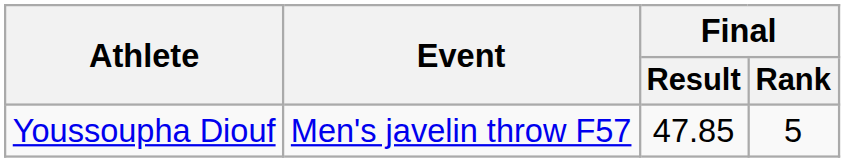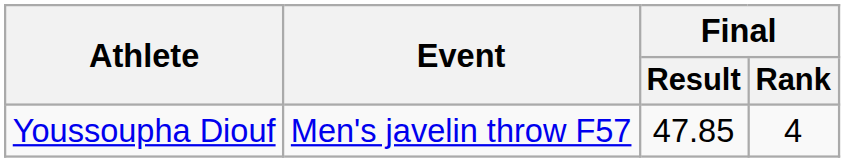(793, 131) 5 -> (793, 131) 4
